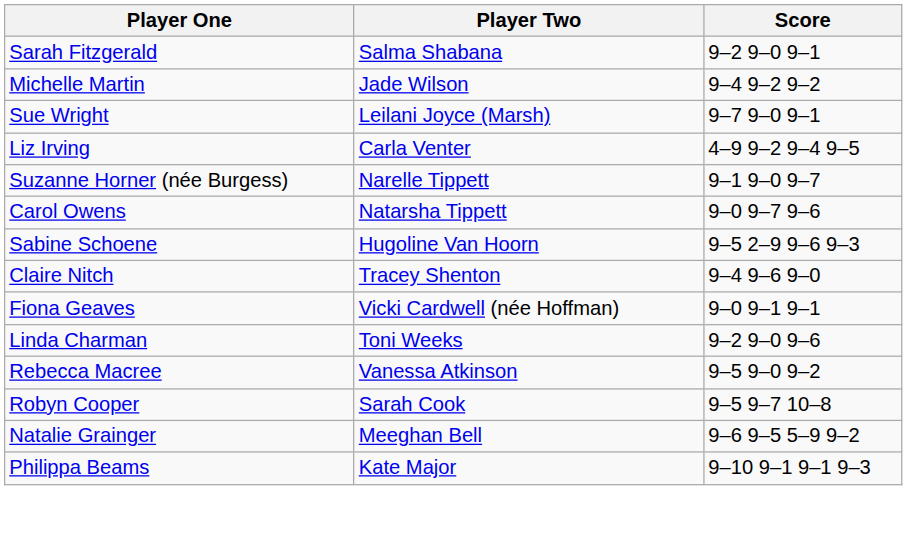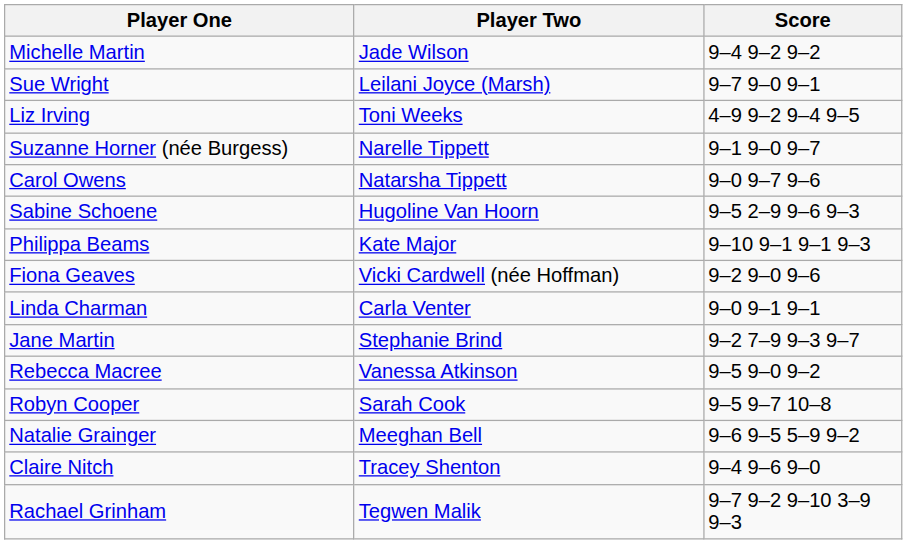- row: (83, 52)
(415, 148) Carla Venter -> (411, 116) Toni Weeks
rows swapped: (61, 276) <-> (79, 468)
(764, 308) 9–0 9–1 9–1 -> (764, 276) 9–2 9–0 9–6
(411, 340) Toni Weeks -> (415, 308) Carla Venter
(764, 340) 9–2 9–0 9–6 -> (764, 308) 9–0 9–1 9–1
+ row: (62, 340)
+ row: (88, 511)
